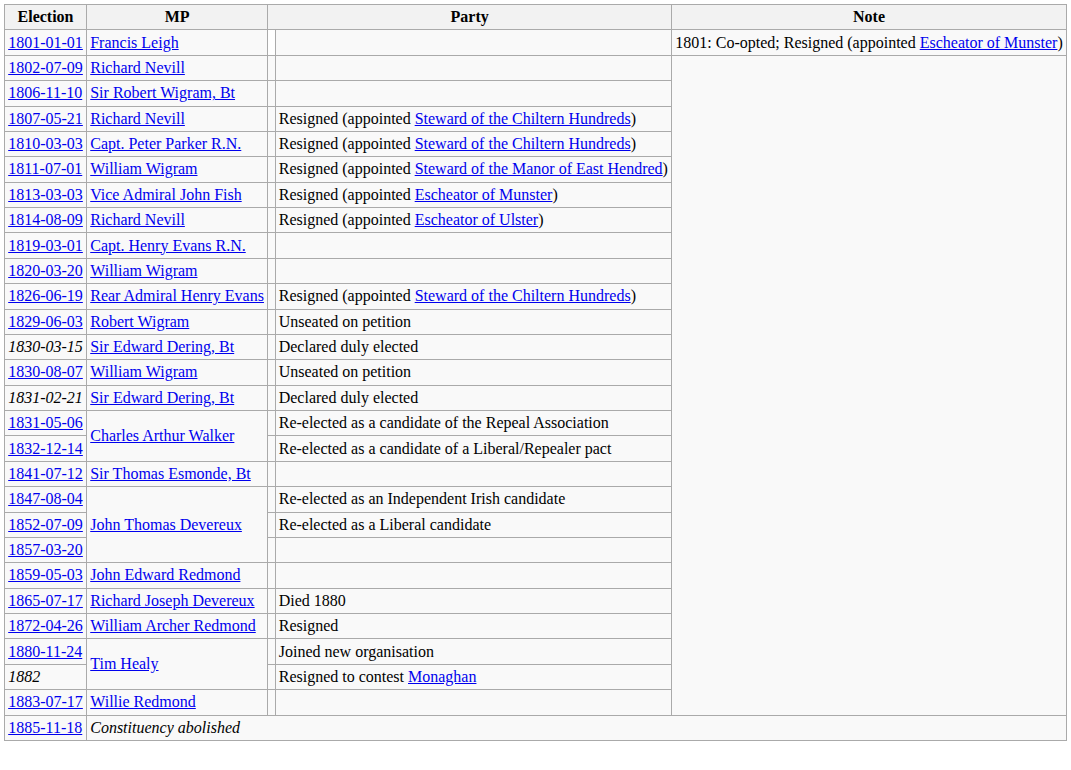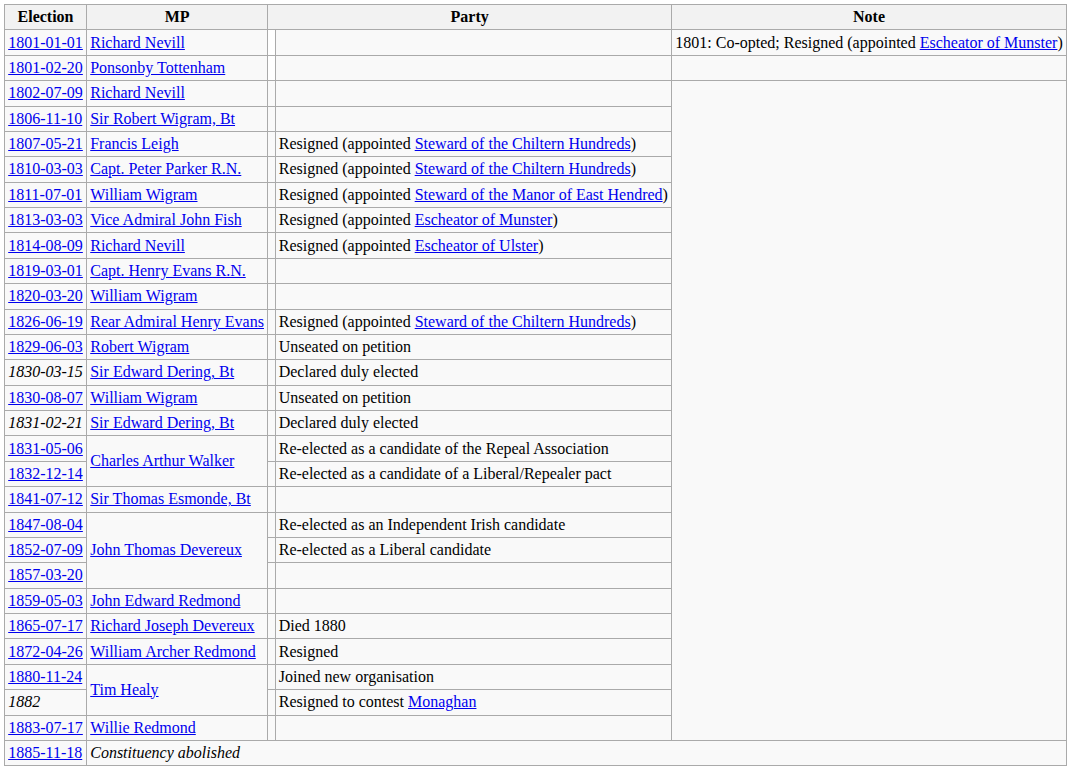(134, 42) Francis Leigh -> (138, 42) Richard Nevill
+ row: (46, 67)
(138, 118) Richard Nevill -> (134, 144) Francis Leigh
